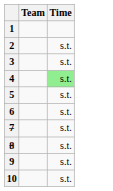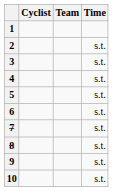+ column: (36, 12)
(66, 79) lightgreen background -> (100, 79) no background
